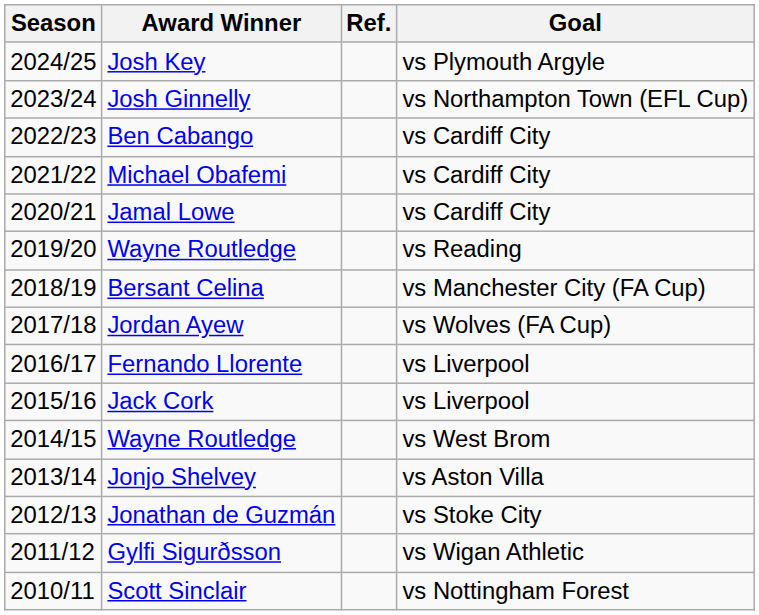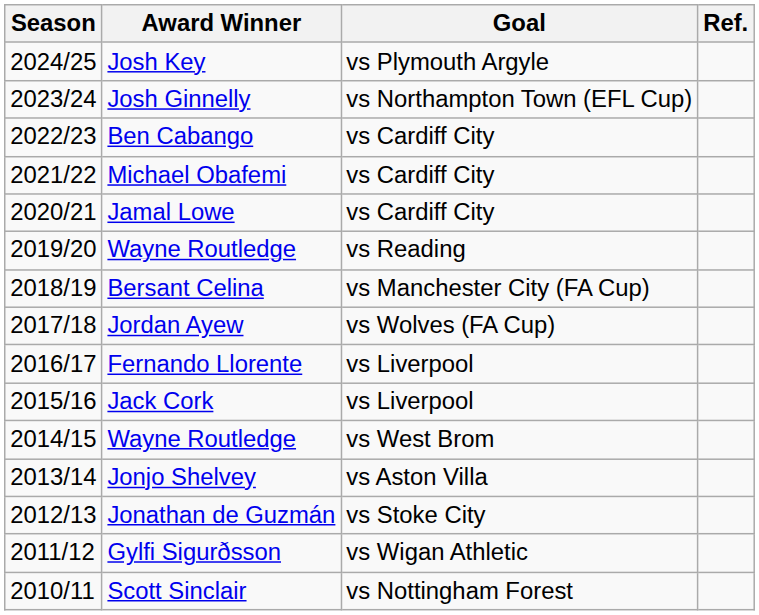columns swapped: (575, 23) <-> (369, 23)
